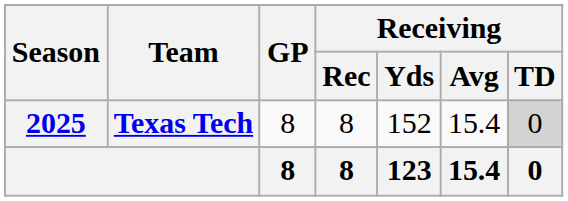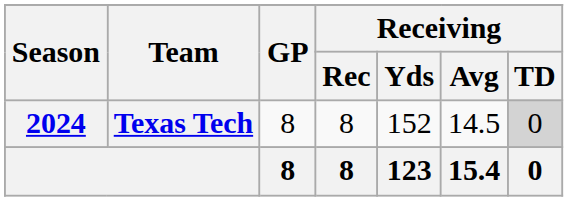(56, 123) 2025 -> (56, 123) 2024
(474, 123) 15.4 -> (474, 123) 14.5
